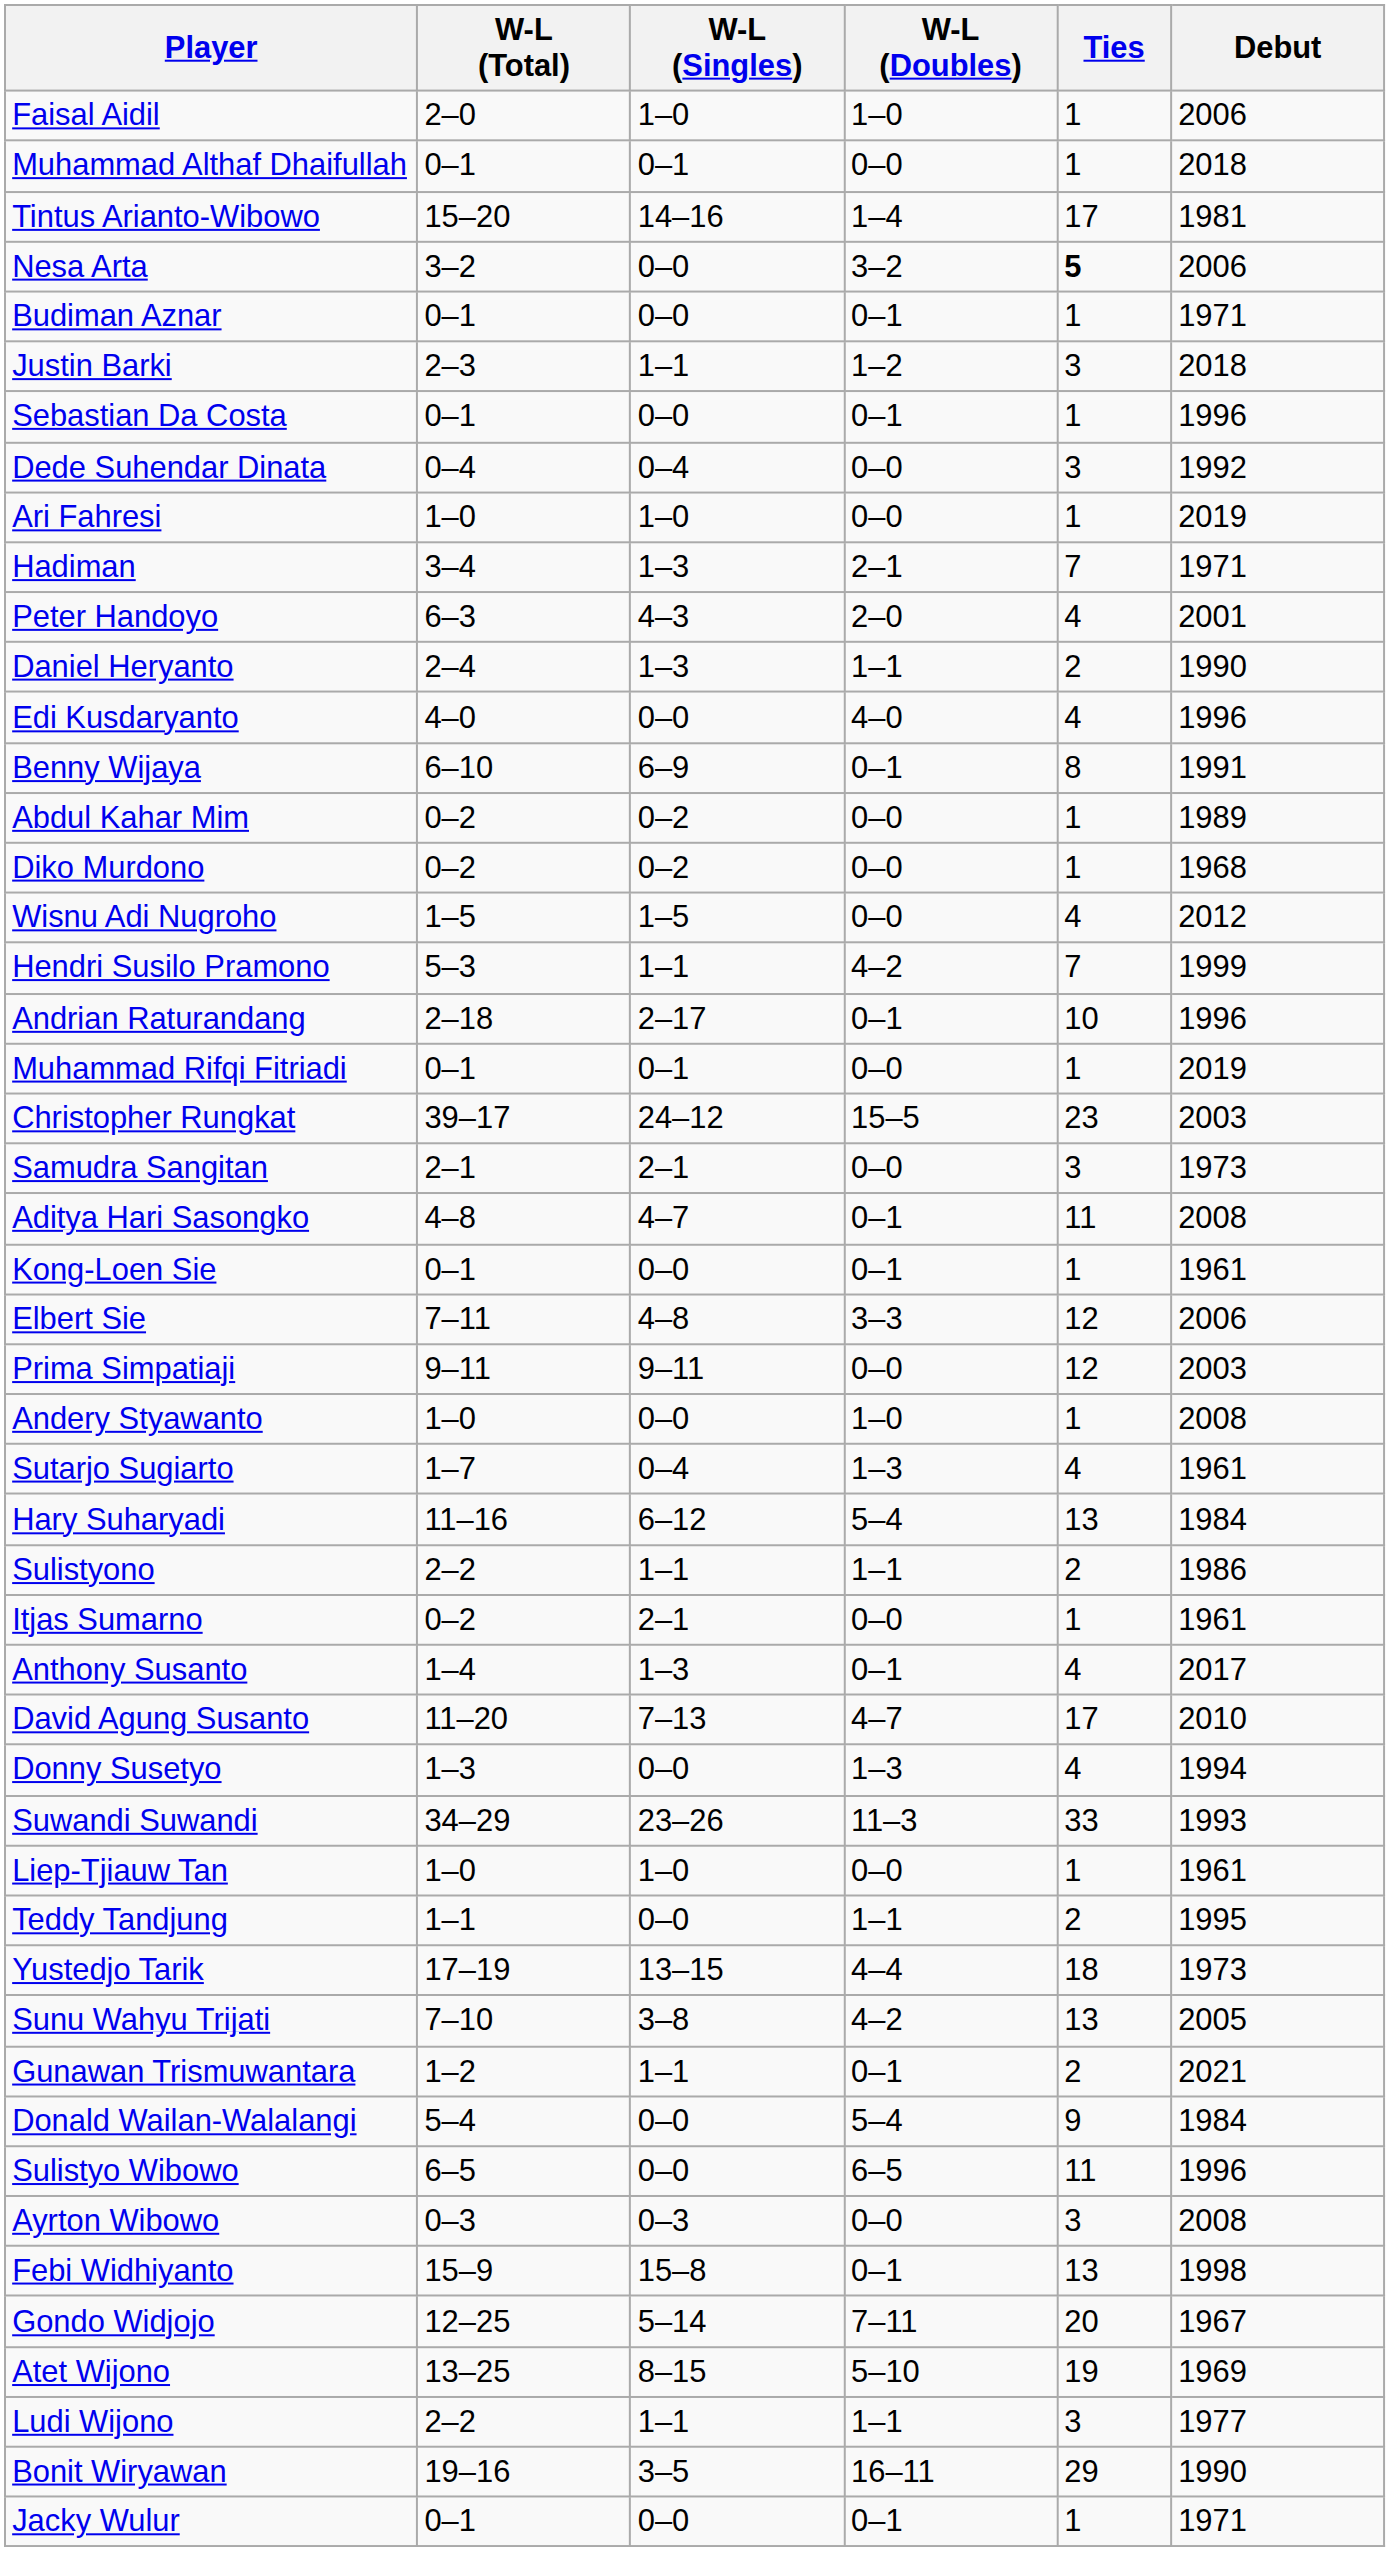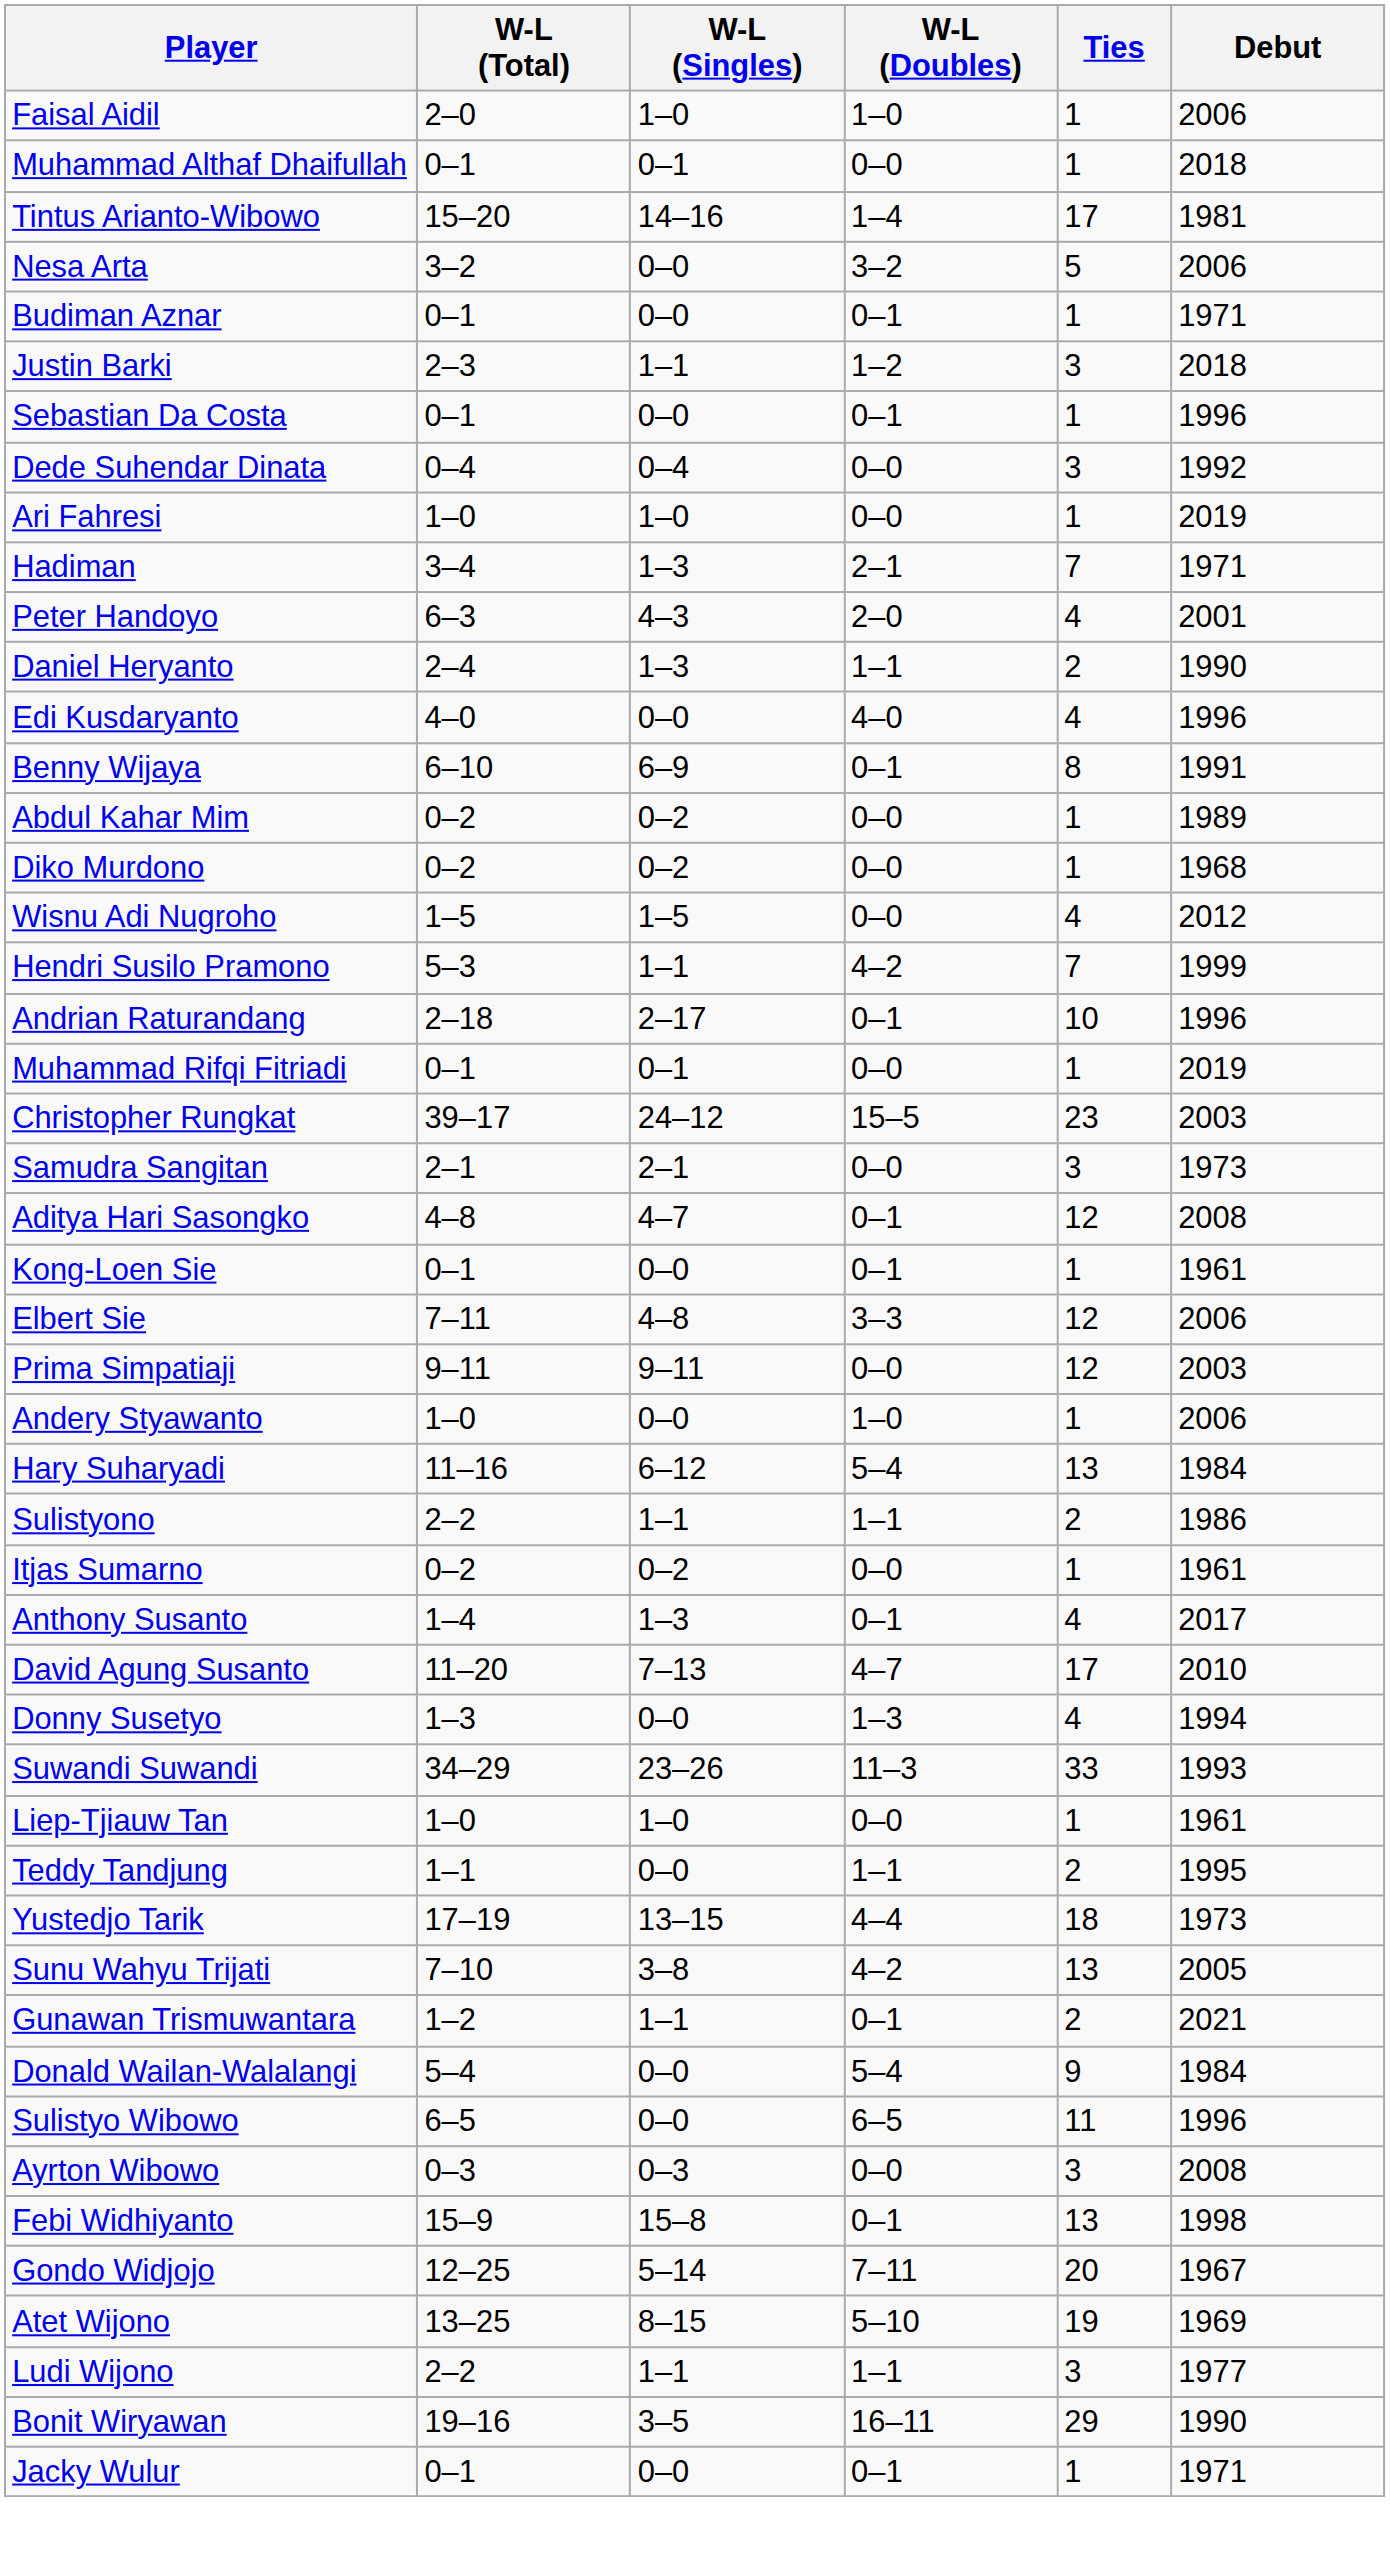(1073, 265) bold -> (1073, 265) normal
(1080, 1217) 11 -> (1082, 1217) 12
(1213, 1418) 2008 -> (1213, 1418) 2006
- row: (123, 1468)
(664, 1618) 2–1 -> (664, 1568) 0–2
